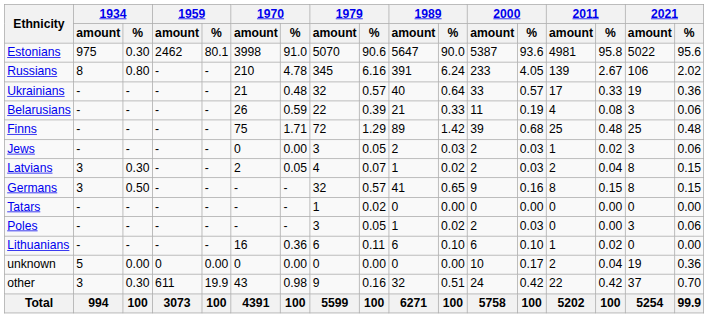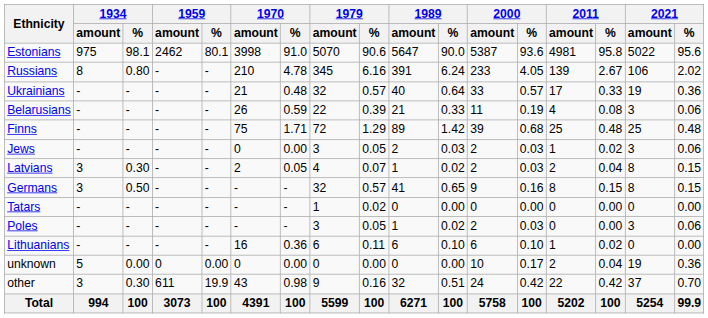(138, 52) 0.30 -> (138, 52) 98.1
